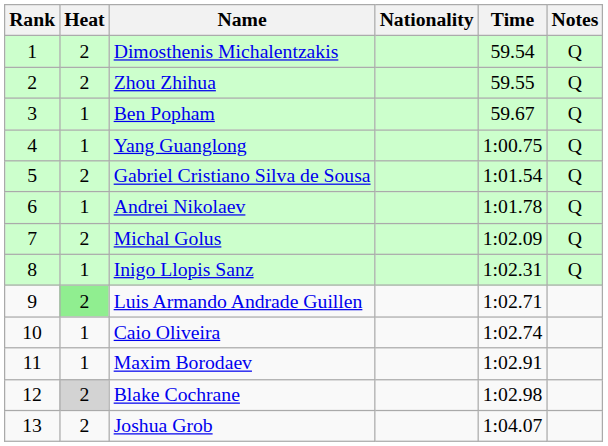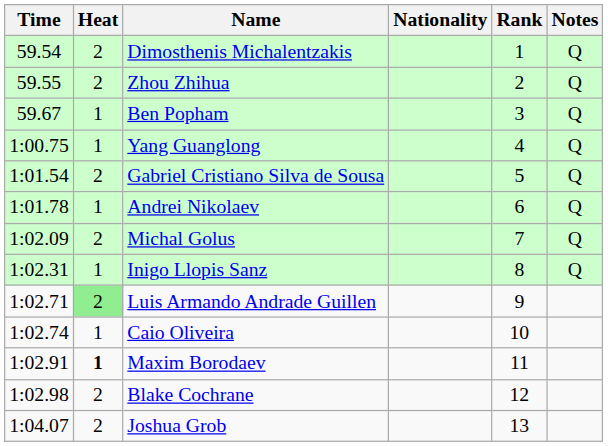columns swapped: (32, 20) <-> (513, 20)
(84, 363) normal -> (98, 363) bold
(84, 394) lightgrey background -> (98, 394) no background
